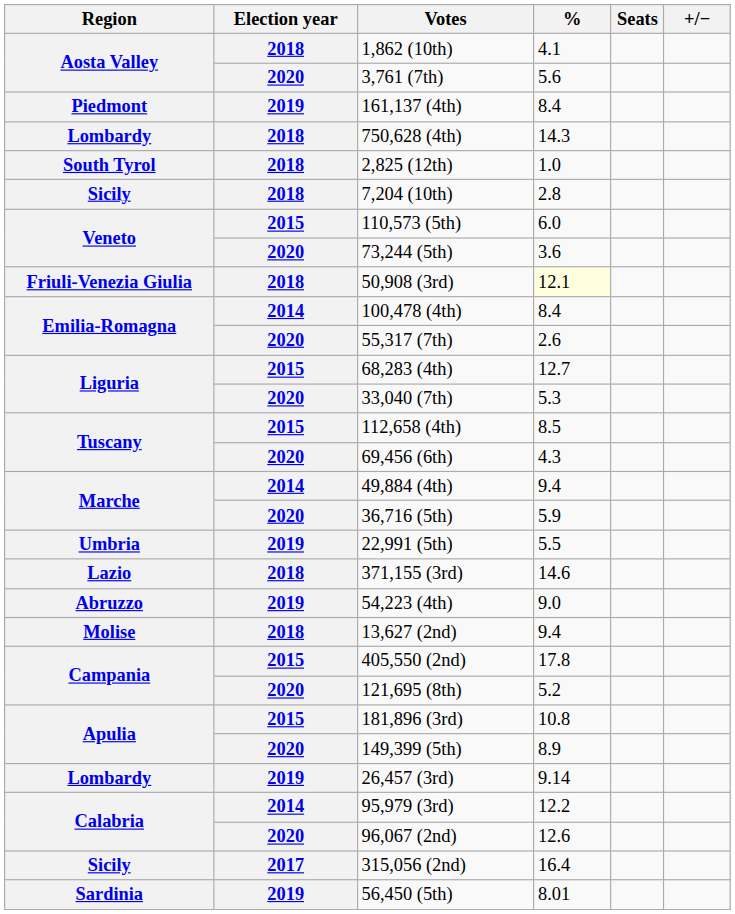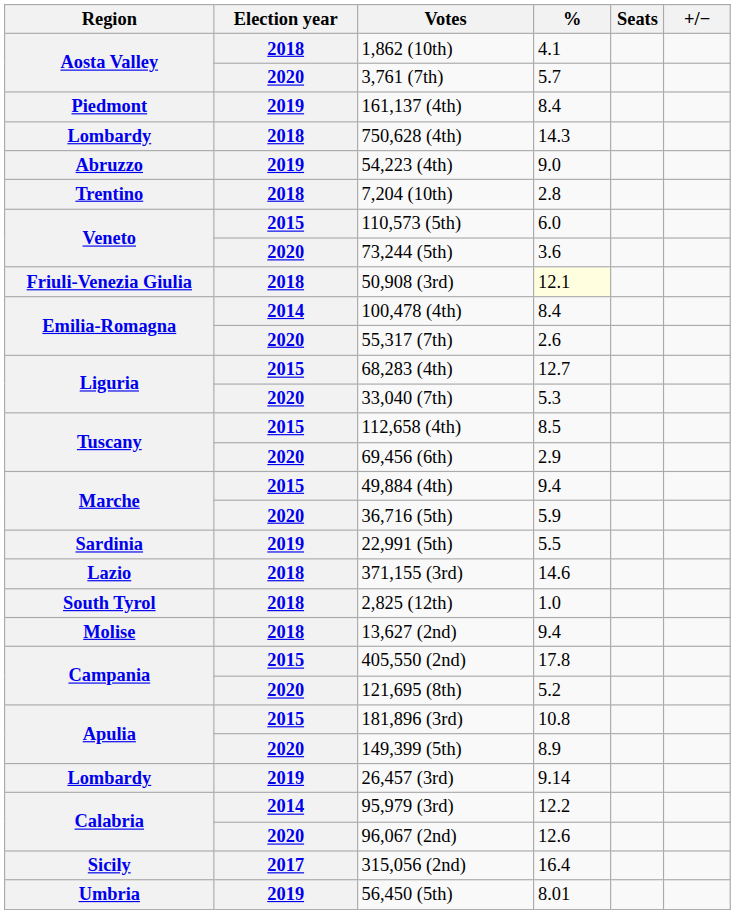(549, 77) 5.6 -> (549, 77) 5.7
rows swapped: (407, 164) <-> (407, 602)
(109, 194) Sicily -> (109, 194) Trentino
(549, 456) 4.3 -> (549, 456) 2.9
(286, 485) 2014 -> (286, 485) 2015
(109, 544) Umbria -> (109, 544) Sardinia
(109, 894) Sardinia -> (109, 894) Umbria
